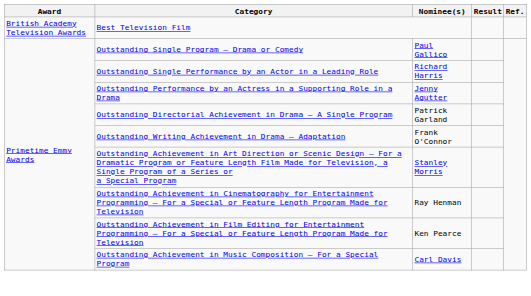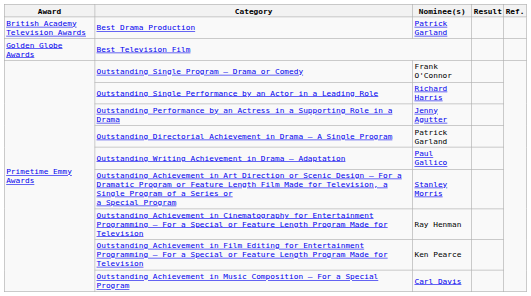+ row: (146, 28)
(46, 28) British Academy Television Awards -> (34, 50) Golden Globe Awards
(431, 50) Paul Gallico -> (433, 71) Frank O'Connor
(433, 136) Frank O'Connor -> (431, 158) Paul Gallico
